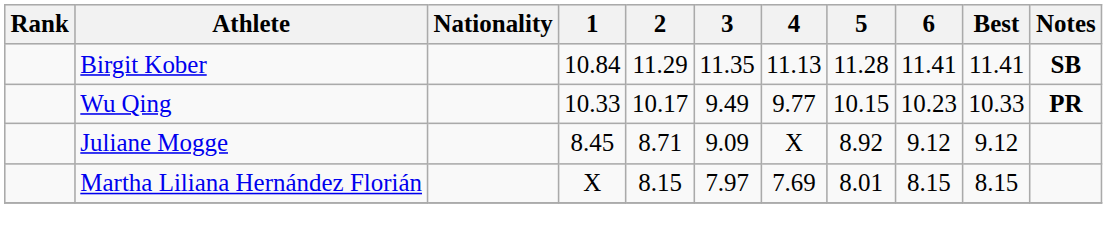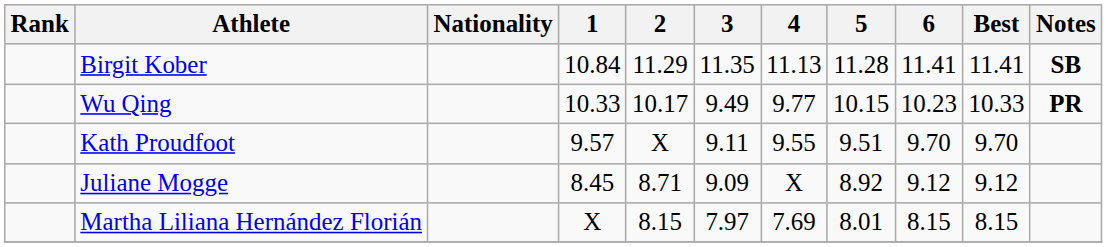+ row: (158, 143)
